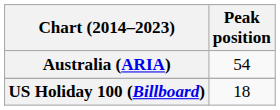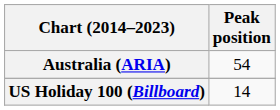(242, 91) 18 -> (242, 91) 14
